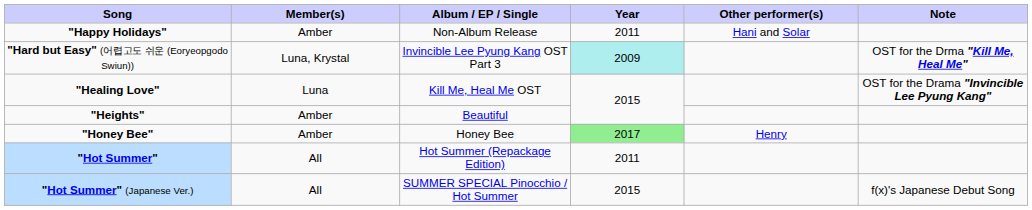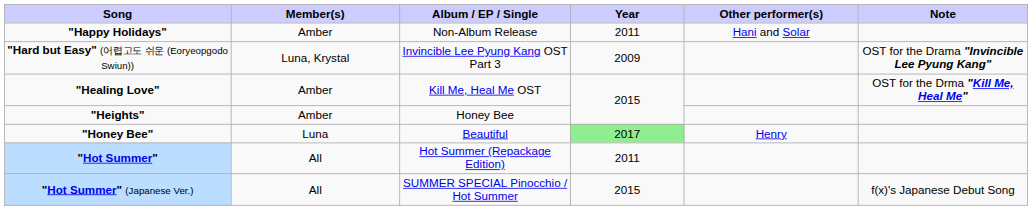(627, 58) paleturquoise background -> (627, 58) no background
(943, 58) OST for the Drma "Kill Me, Heal Me" -> (943, 58) OST for the Drama "Invincible Lee Pyung Kang"
(315, 90) Luna -> (315, 90) Amber
(943, 90) OST for the Drama "Invincible Lee Pyung Kang" -> (943, 90) OST for the Drma "Kill Me, Heal Me"
(485, 115) Beautiful -> (485, 115) Honey Bee
(315, 133) Amber -> (315, 133) Luna
(485, 133) Honey Bee -> (485, 133) Beautiful
